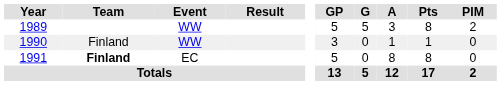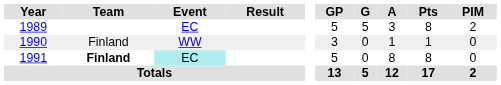(190, 27) WW -> (190, 27) EC
(190, 58) no background -> (190, 58) paleturquoise background
